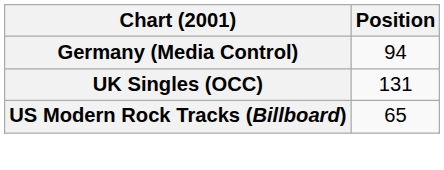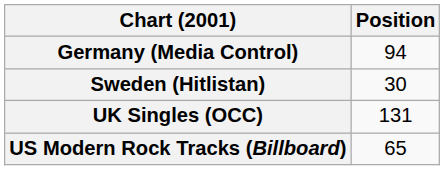+ row: (178, 84)
